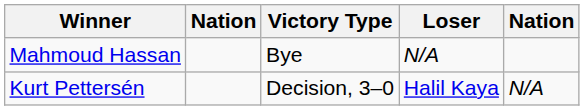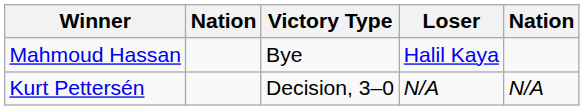(421, 54) N/A -> (451, 54) Halil Kaya
(451, 88) Halil Kaya -> (421, 88) N/A
